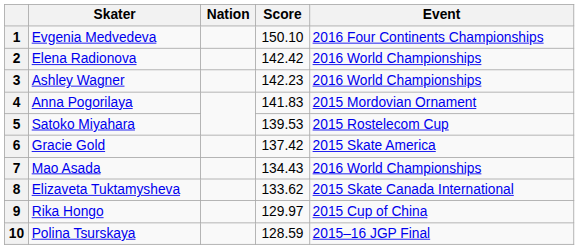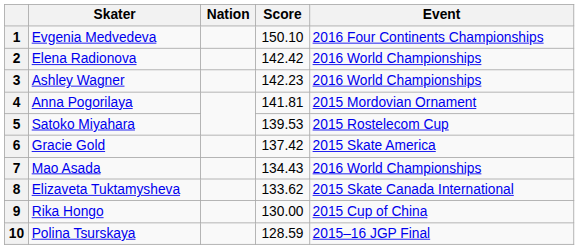(282, 102) 141.83 -> (282, 102) 141.81
(282, 211) 129.97 -> (282, 211) 130.00
